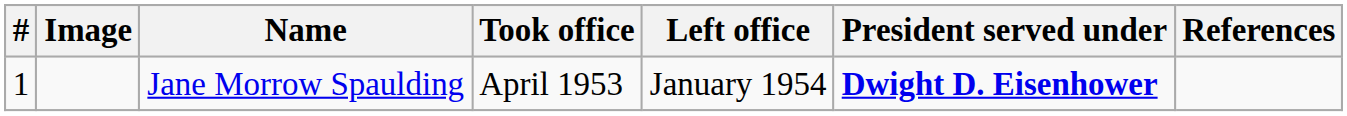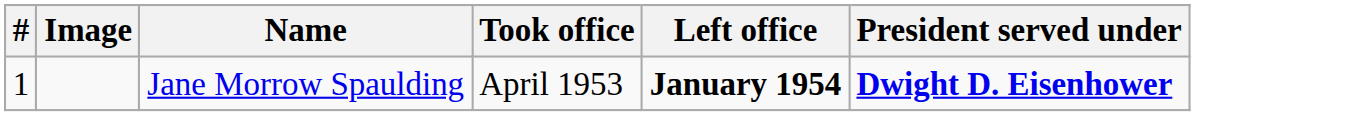- column: (1259, 30)
(738, 82) normal -> (746, 82) bold
